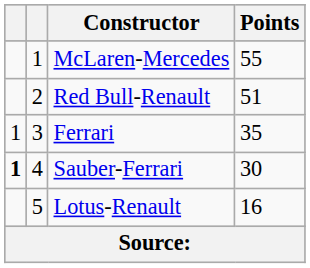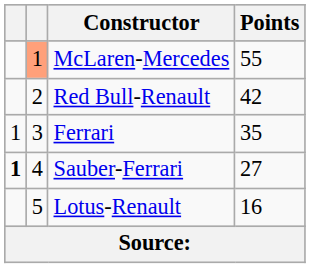(37, 59) no background -> (37, 59) lightsalmon background
(251, 96) 51 -> (251, 96) 42
(251, 169) 30 -> (251, 169) 27
